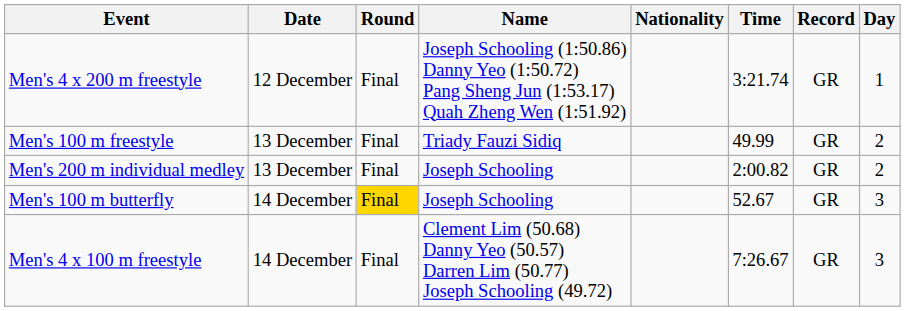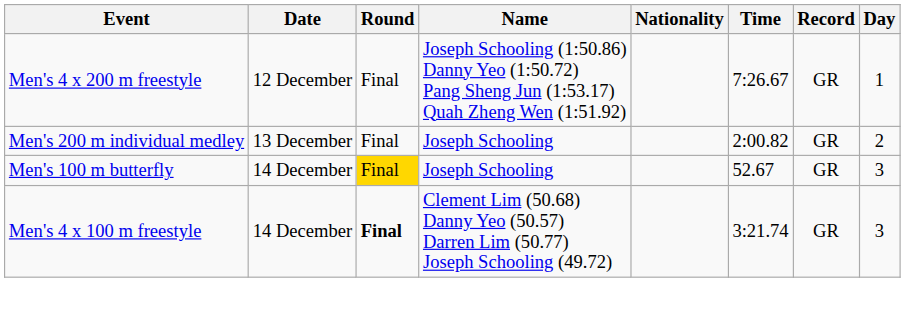(760, 79) 3:21.74 -> (760, 79) 7:26.67
- row: (91, 140)
(380, 260) normal -> (381, 230) bold
(760, 260) 7:26.67 -> (760, 230) 3:21.74
